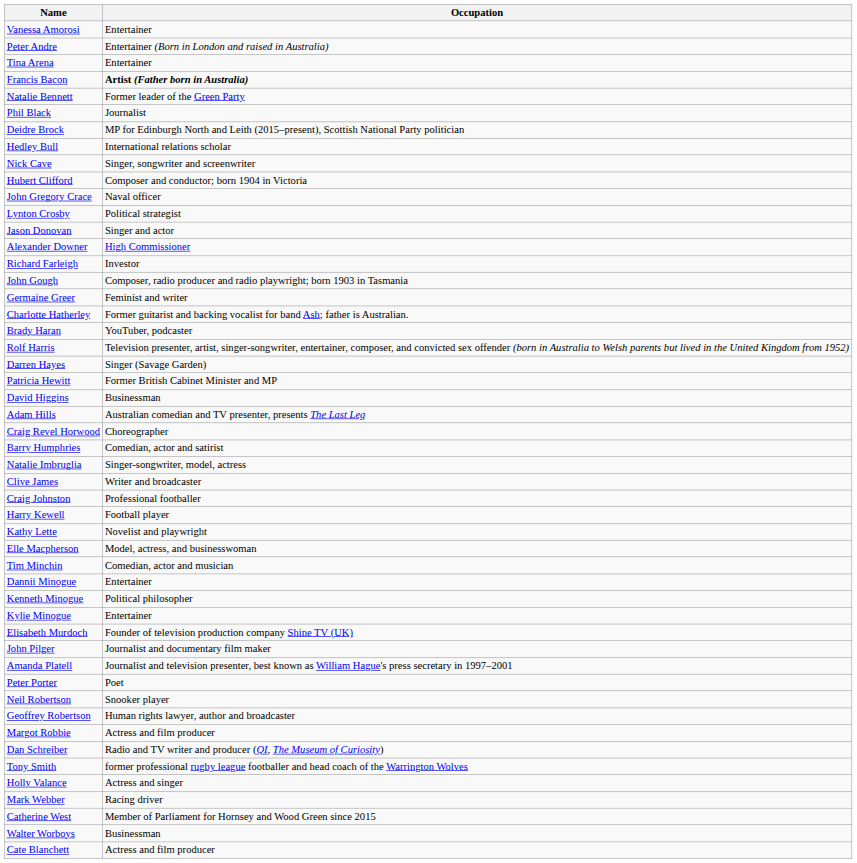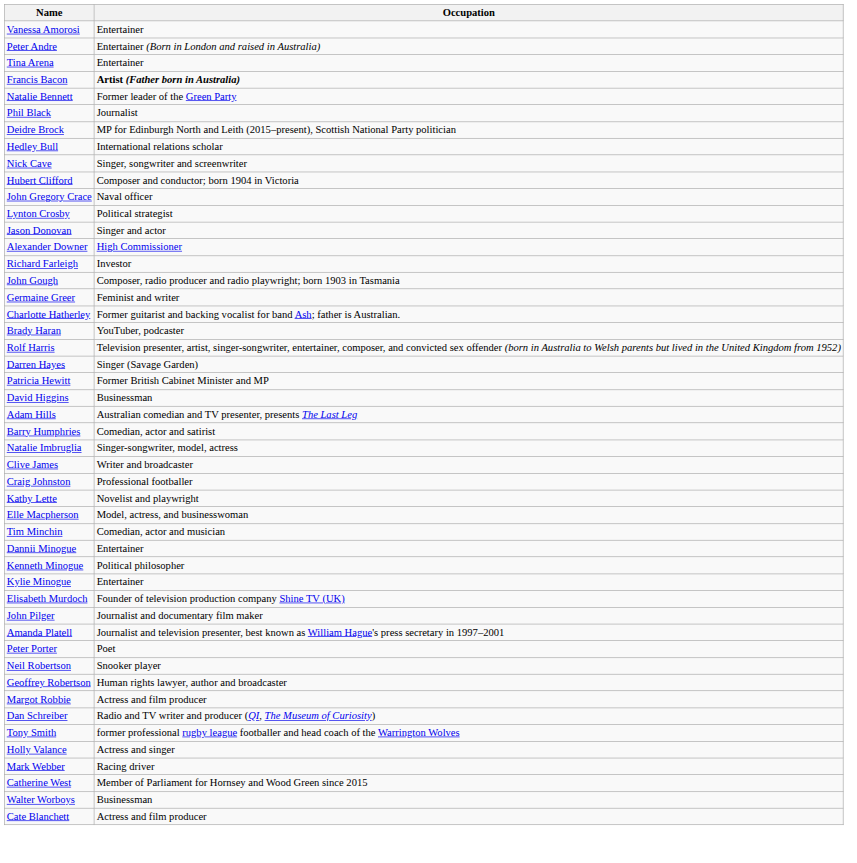- row: (53, 431)
- row: (36, 515)
